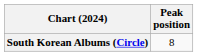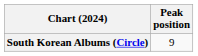(172, 42) 8 -> (172, 42) 9
